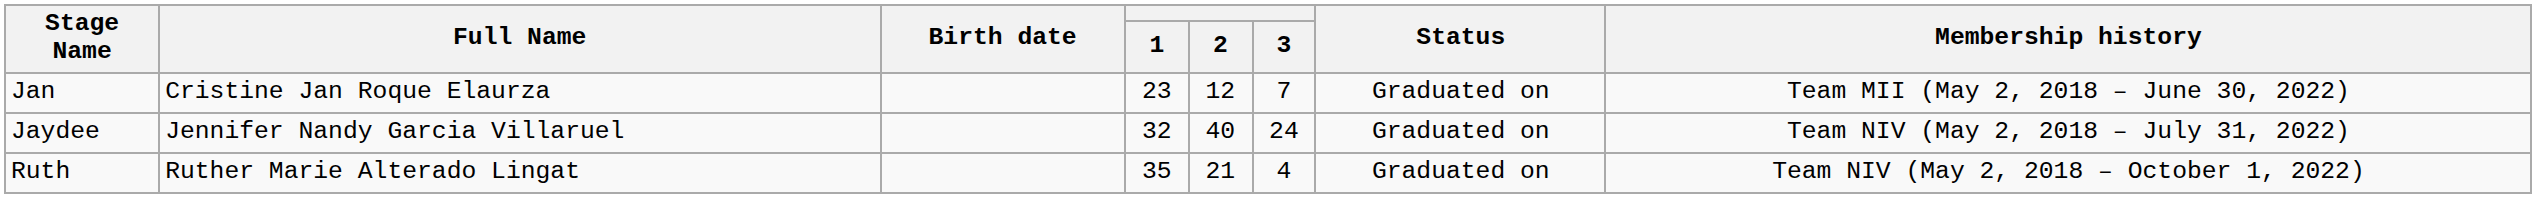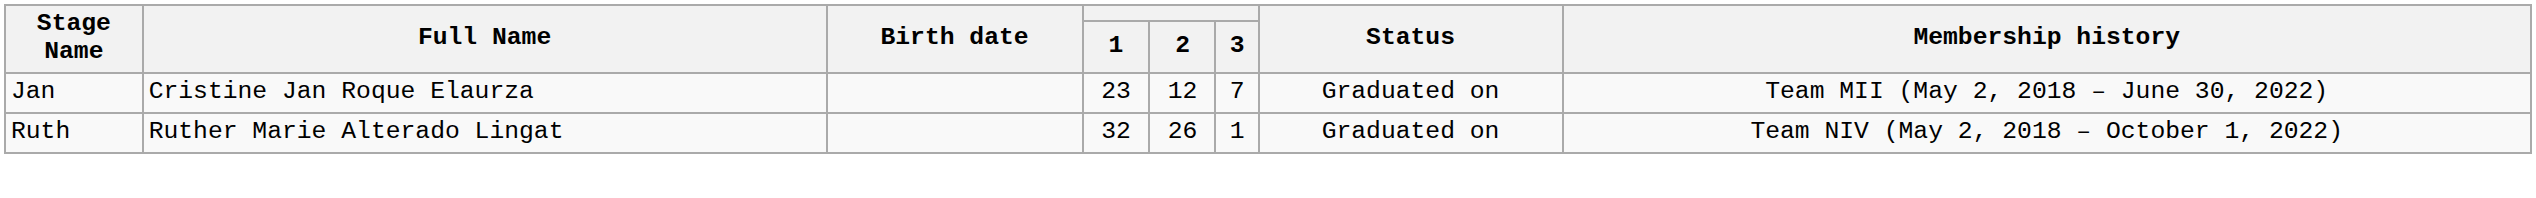- row: (55, 133)
(1157, 173) 35 -> (1116, 133) 32
(1220, 173) 21 -> (1183, 133) 26
(1284, 173) 4 -> (1237, 133) 1
